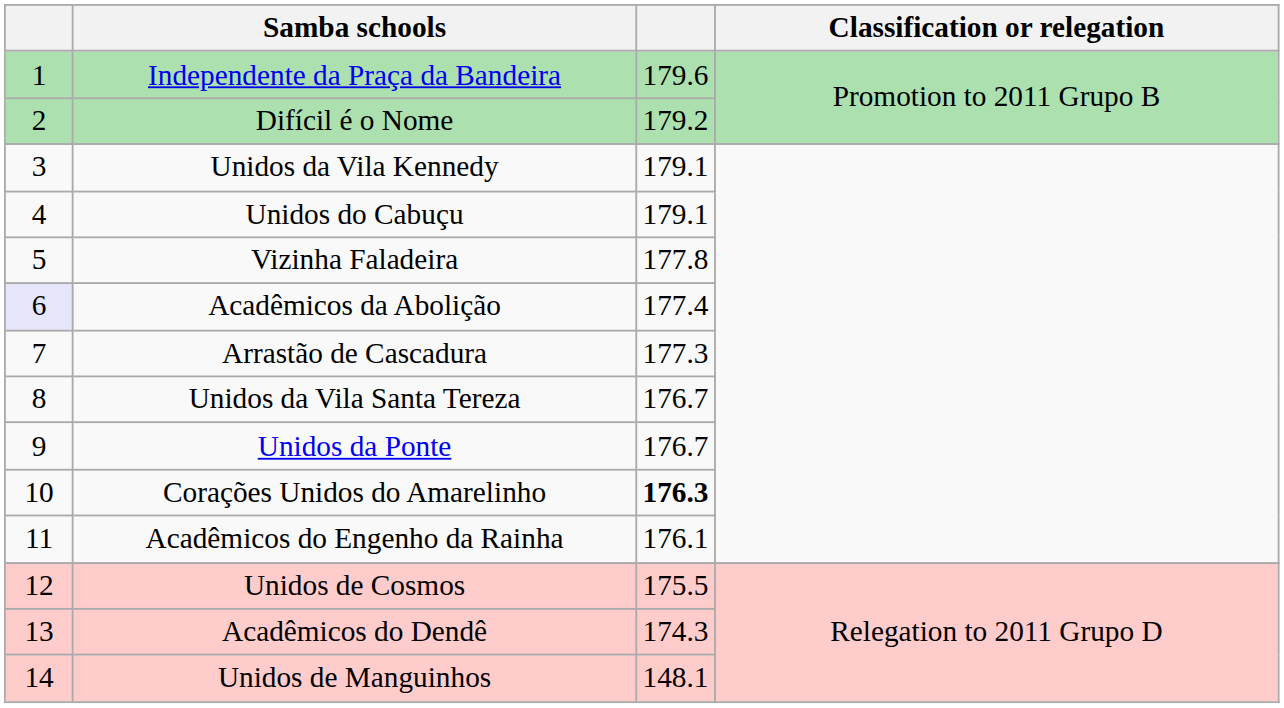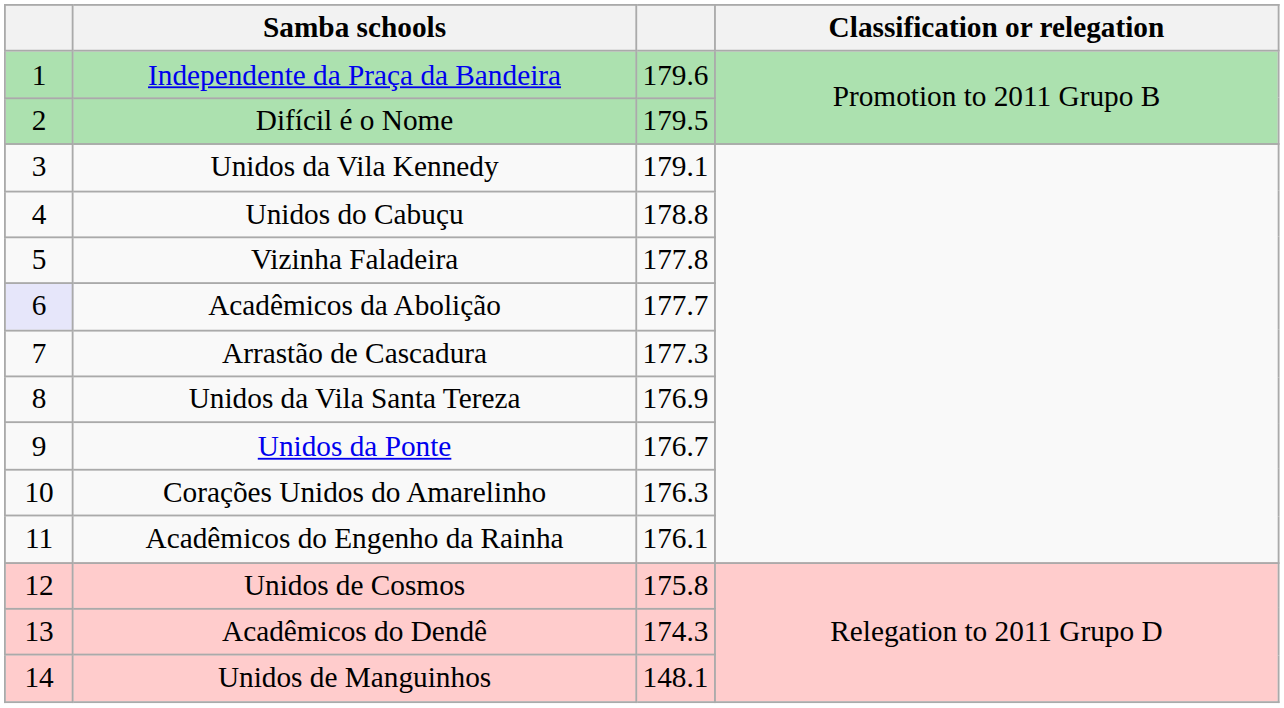(675, 120) 179.2 -> (675, 120) 179.5
(675, 213) 179.1 -> (675, 213) 178.8
(675, 306) 177.4 -> (675, 306) 177.7
(675, 399) 176.7 -> (675, 399) 176.9
(675, 492) bold -> (675, 492) normal
(675, 584) 175.5 -> (675, 584) 175.8
